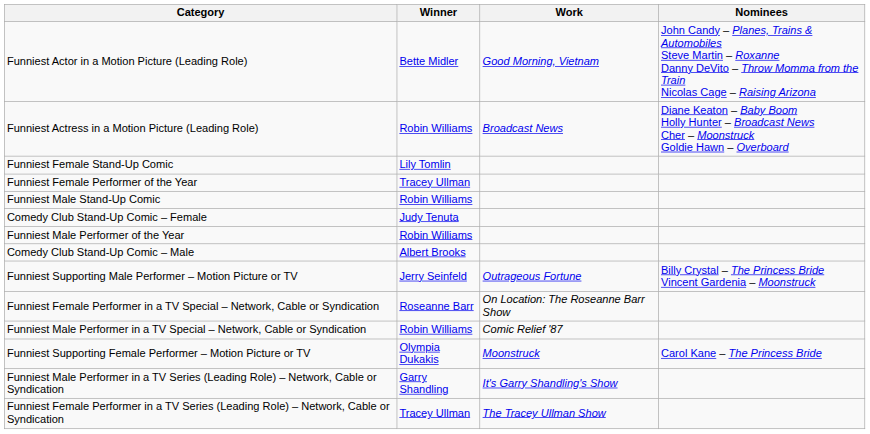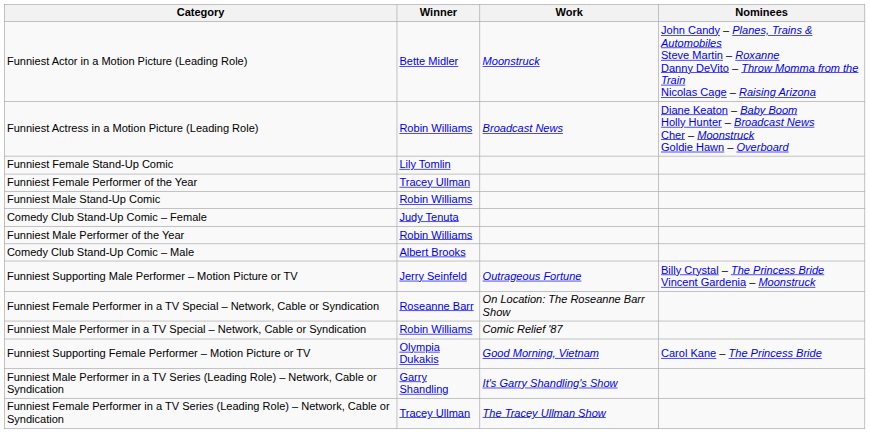(541, 61) Good Morning, Vietnam -> (511, 61) Moonstruck
(511, 353) Moonstruck -> (541, 353) Good Morning, Vietnam
